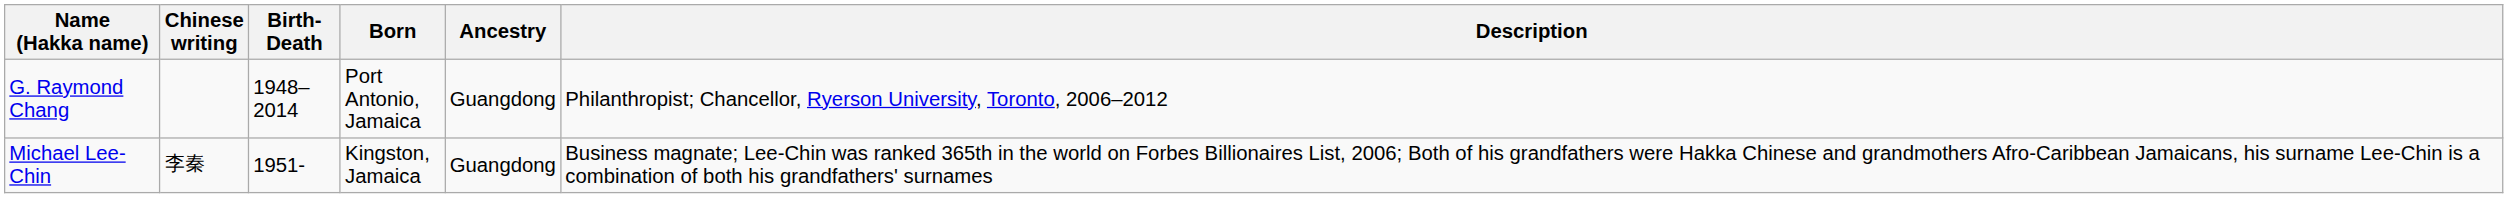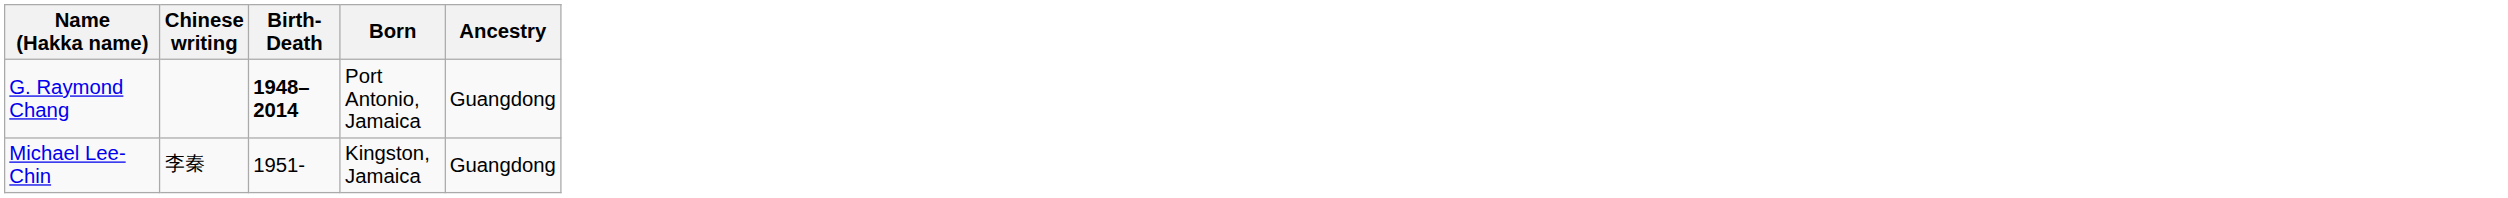- column: (1532, 32)
(281, 98) normal -> (281, 98) bold
